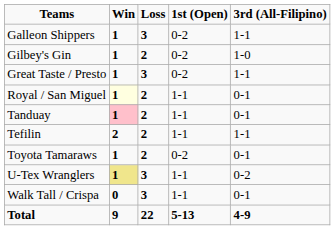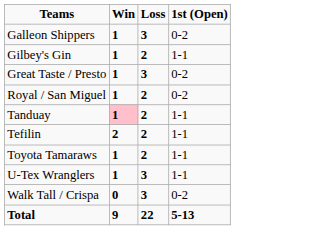- column: (280, 14)
(180, 54) 0-2 -> (180, 54) 1-1
(115, 94) lightyellow background -> (115, 94) no background
(180, 94) 1-1 -> (180, 94) 0-2
(180, 154) 0-2 -> (180, 154) 1-1
(115, 174) khaki background -> (115, 174) no background
(180, 194) 1-1 -> (180, 194) 0-2
